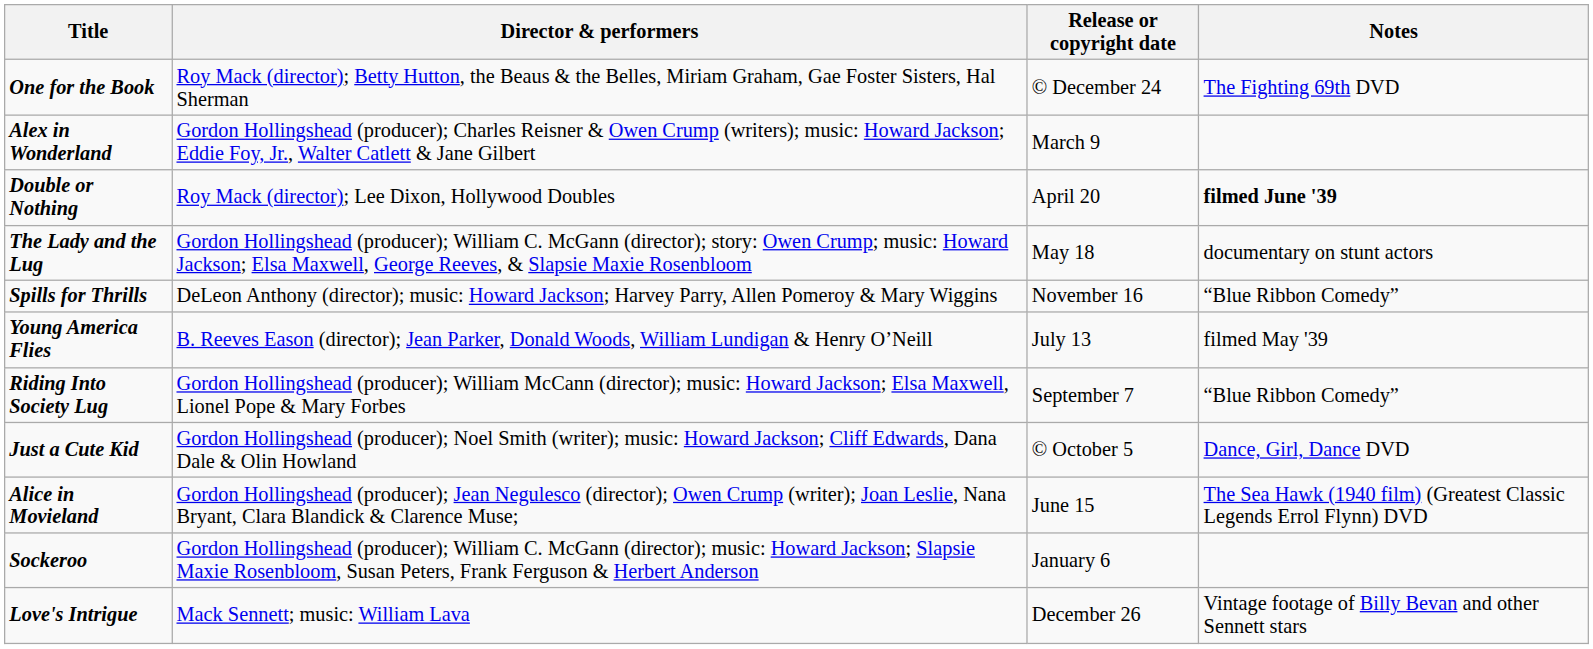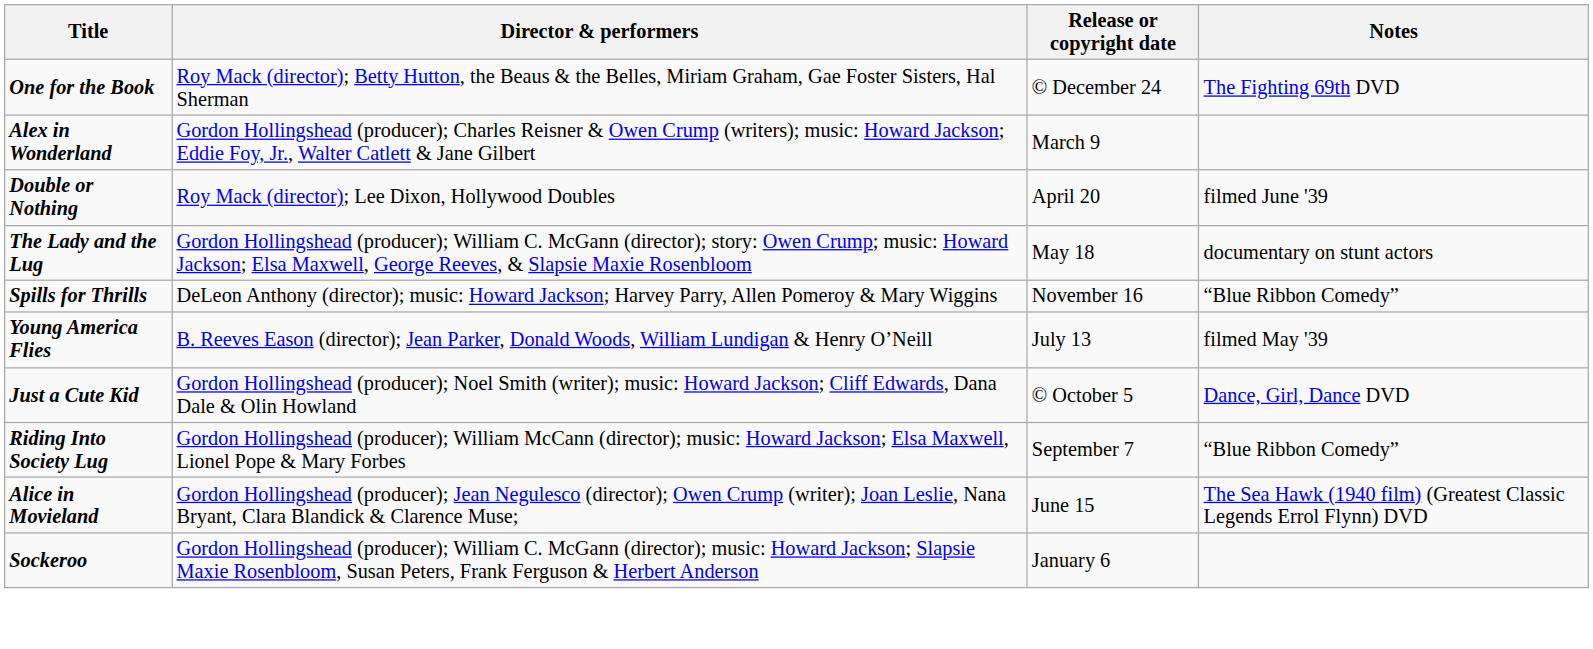(1270, 197) bold -> (1266, 197) normal
rows swapped: (59, 394) <-> (74, 449)
- row: (73, 615)
